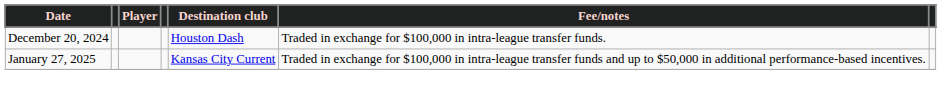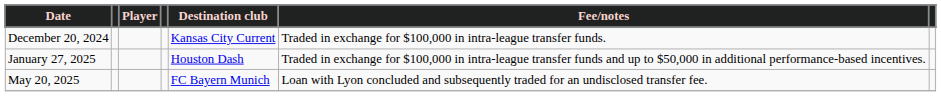(207, 38) Houston Dash -> (223, 38) Kansas City Current
(223, 59) Kansas City Current -> (207, 59) Houston Dash
+ row: (44, 80)
